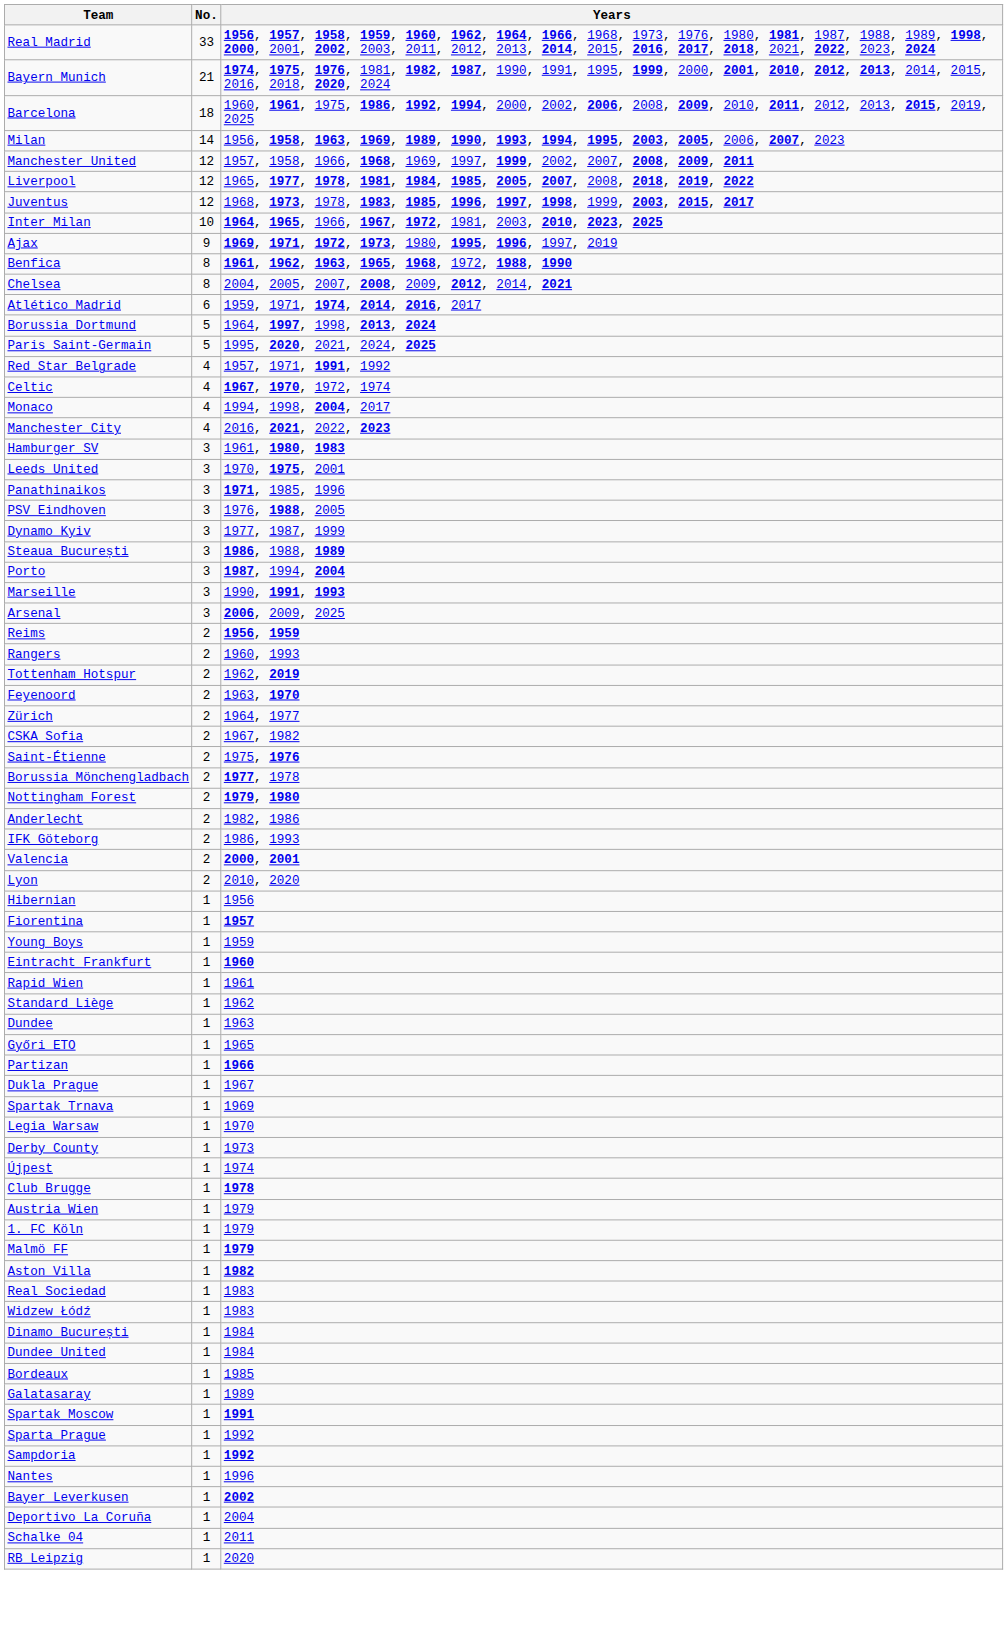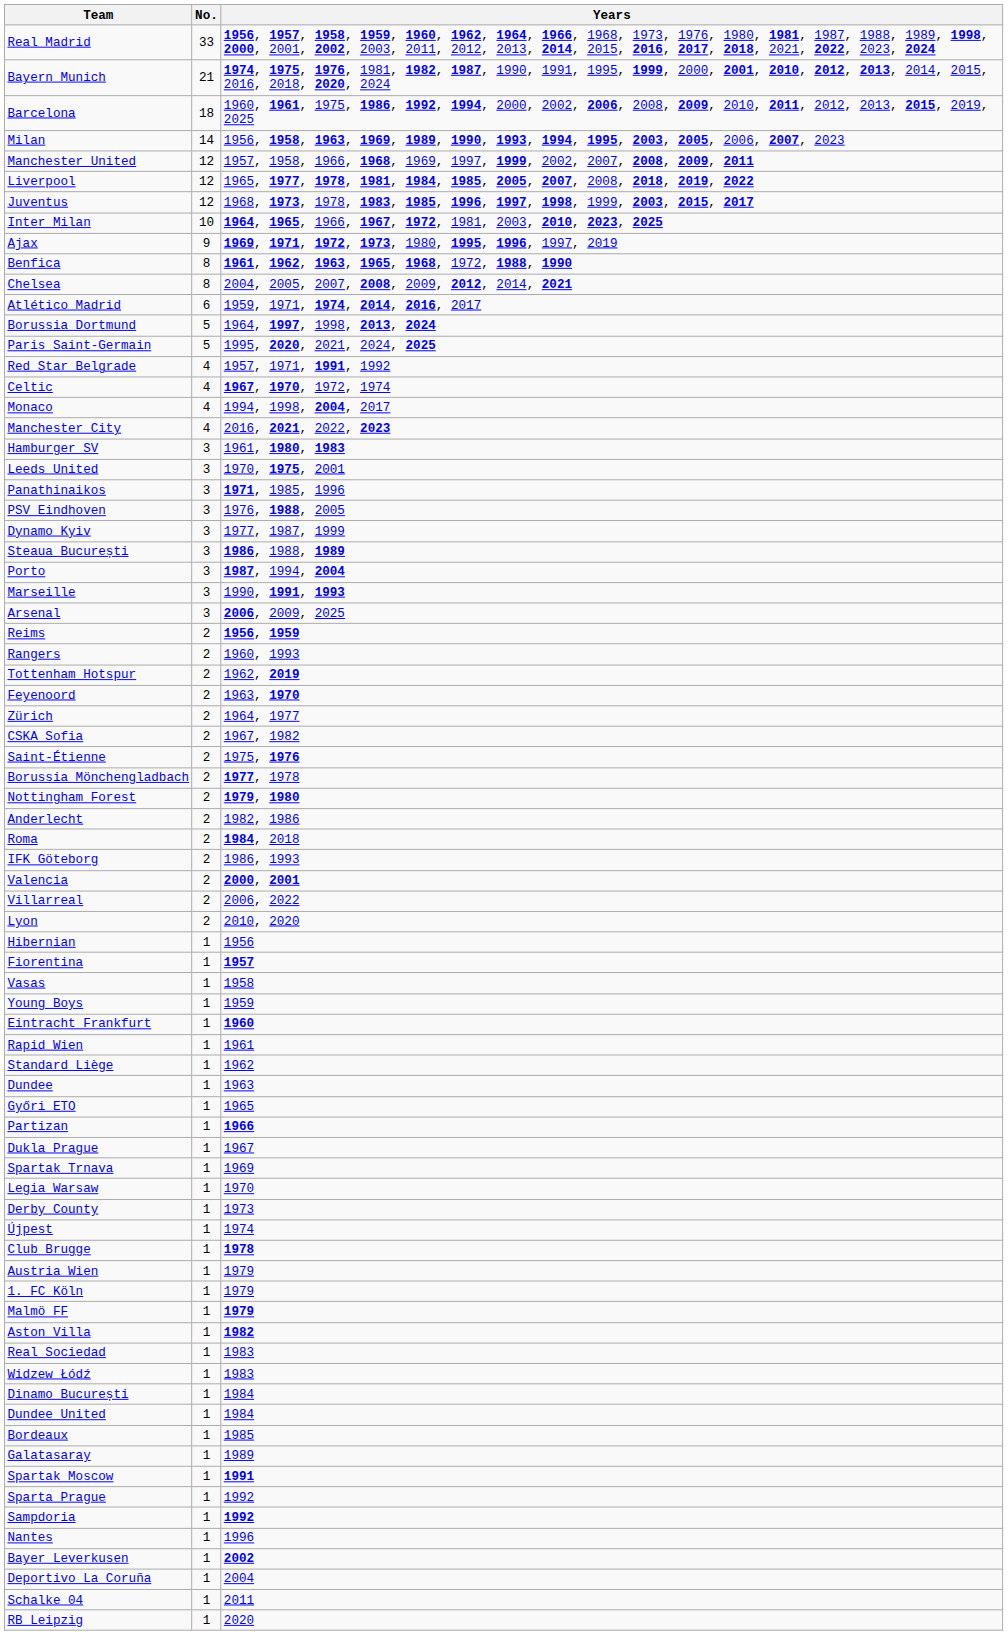+ row: (23, 839)
+ row: (45, 901)
+ row: (26, 983)
